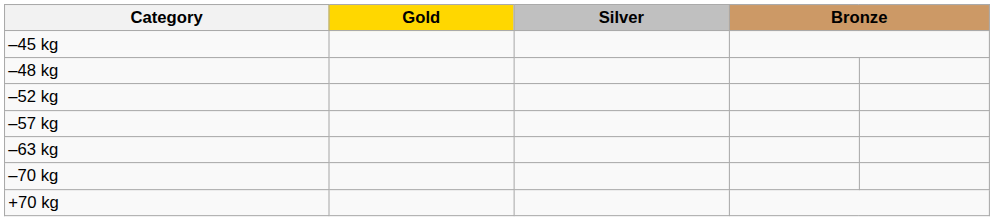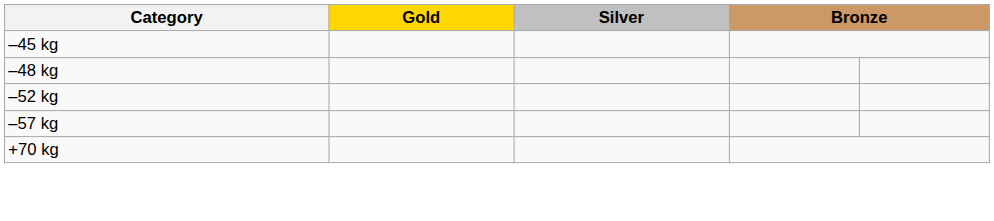- row: (33, 149)
- row: (33, 176)
